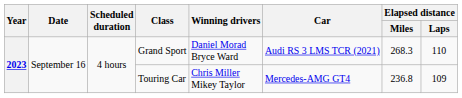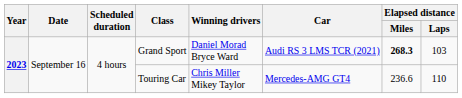(402, 51) normal -> (402, 51) bold
(439, 51) 110 -> (439, 51) 103
(402, 79) 236.8 -> (402, 79) 236.6
(439, 79) 109 -> (439, 79) 110
